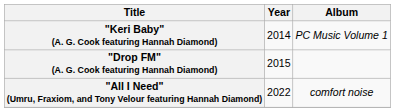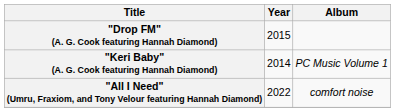rows swapped: (134, 35) <-> (134, 64)
